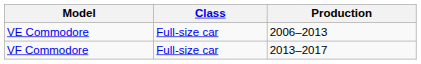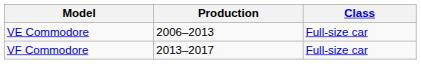columns swapped: (210, 13) <-> (342, 13)
